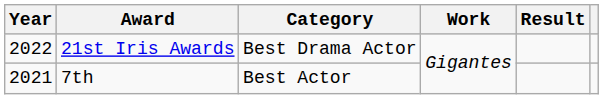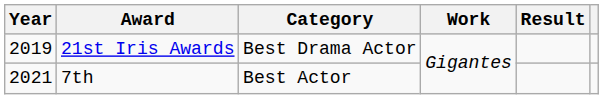(31, 49) 2022 -> (31, 49) 2019
